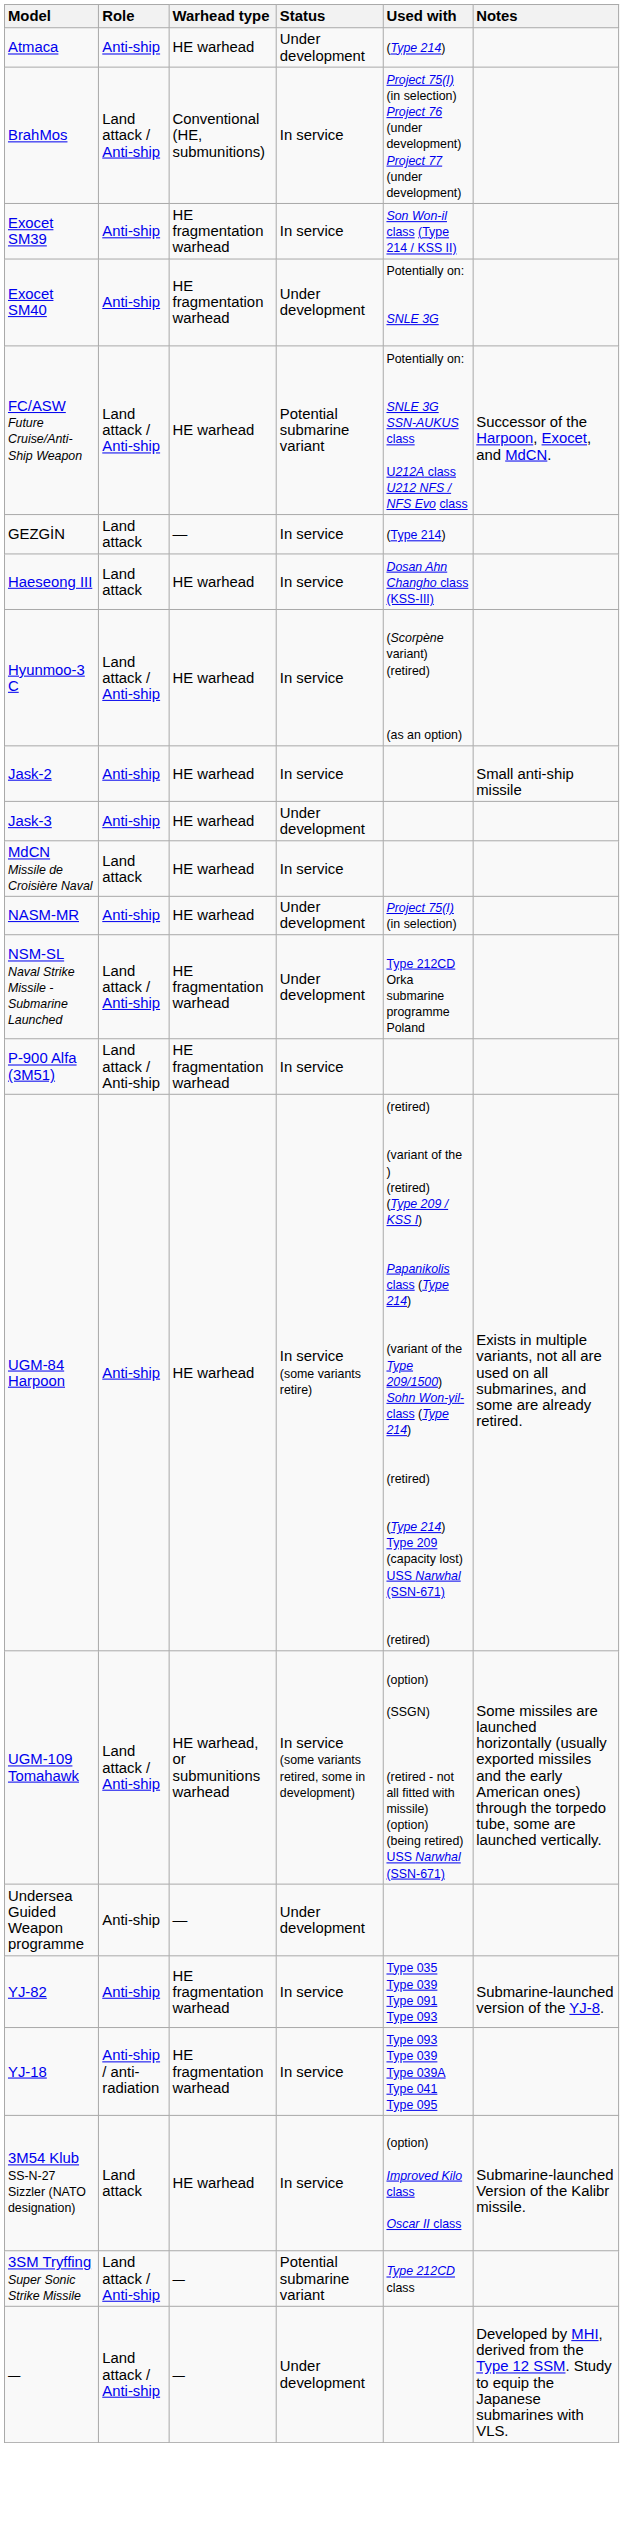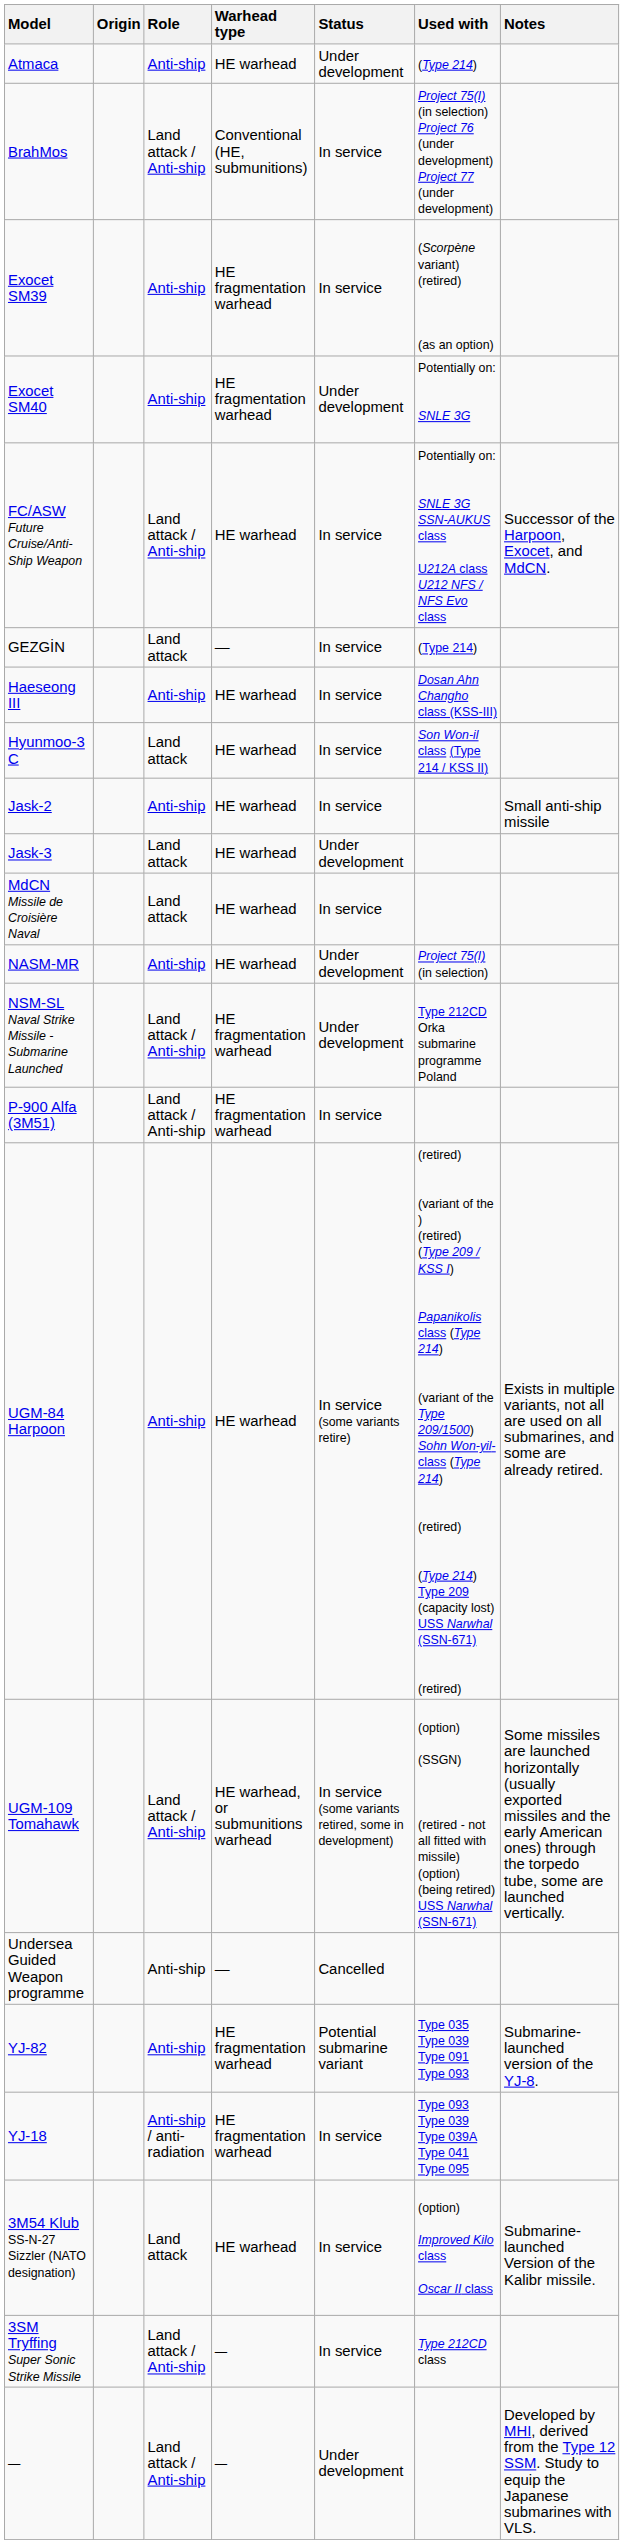+ column: (119, 24)
(422, 232) Son Won-il class (Type 214 / KSS II) -> (456, 296) (Scorpène variant) (retired) (as an option)
(315, 430) Potential submarine variant -> (350, 535) In service
(122, 582) Land attack -> (176, 695) Anti-ship
(131, 677) Land attack / Anti-ship -> (167, 750) Land attack
(424, 686) (Scorpène variant) (retired) (as an option) -> (453, 751) Son Won-il class (Type 214 / KSS II)
(131, 820) Anti-ship -> (167, 853) Land attack
(322, 1919) Under development -> (351, 1968) Cancelled
(312, 1991) In service -> (353, 2048) Potential submarine variant
(315, 2279) Potential submarine variant -> (350, 2351) In service
